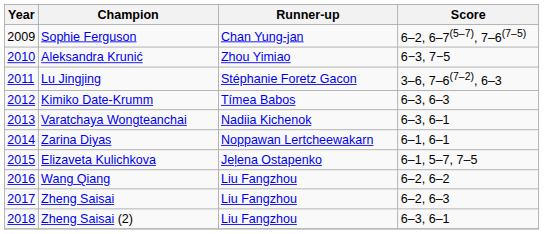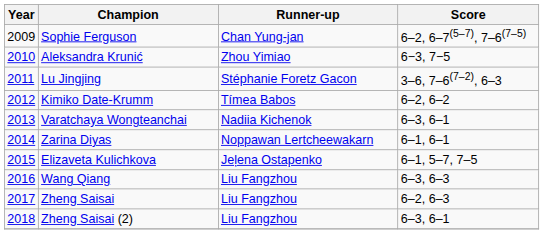(425, 100) 6–3, 6–3 -> (425, 100) 6–2, 6–2
(425, 180) 6–2, 6–2 -> (425, 180) 6–3, 6–3
